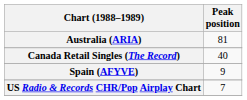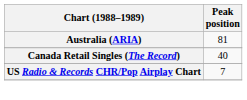- row: (104, 71)
